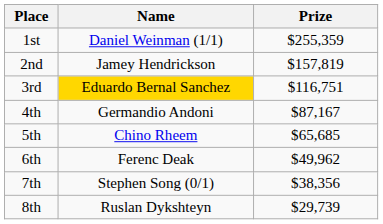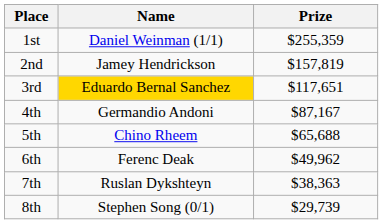(316, 87) $116,751 -> (316, 87) $117,651
(316, 135) $65,685 -> (316, 135) $65,688
(156, 183) Stephen Song (0/1) -> (156, 183) Ruslan Dykshteyn
(316, 183) $38,356 -> (316, 183) $38,363
(156, 207) Ruslan Dykshteyn -> (156, 207) Stephen Song (0/1)
